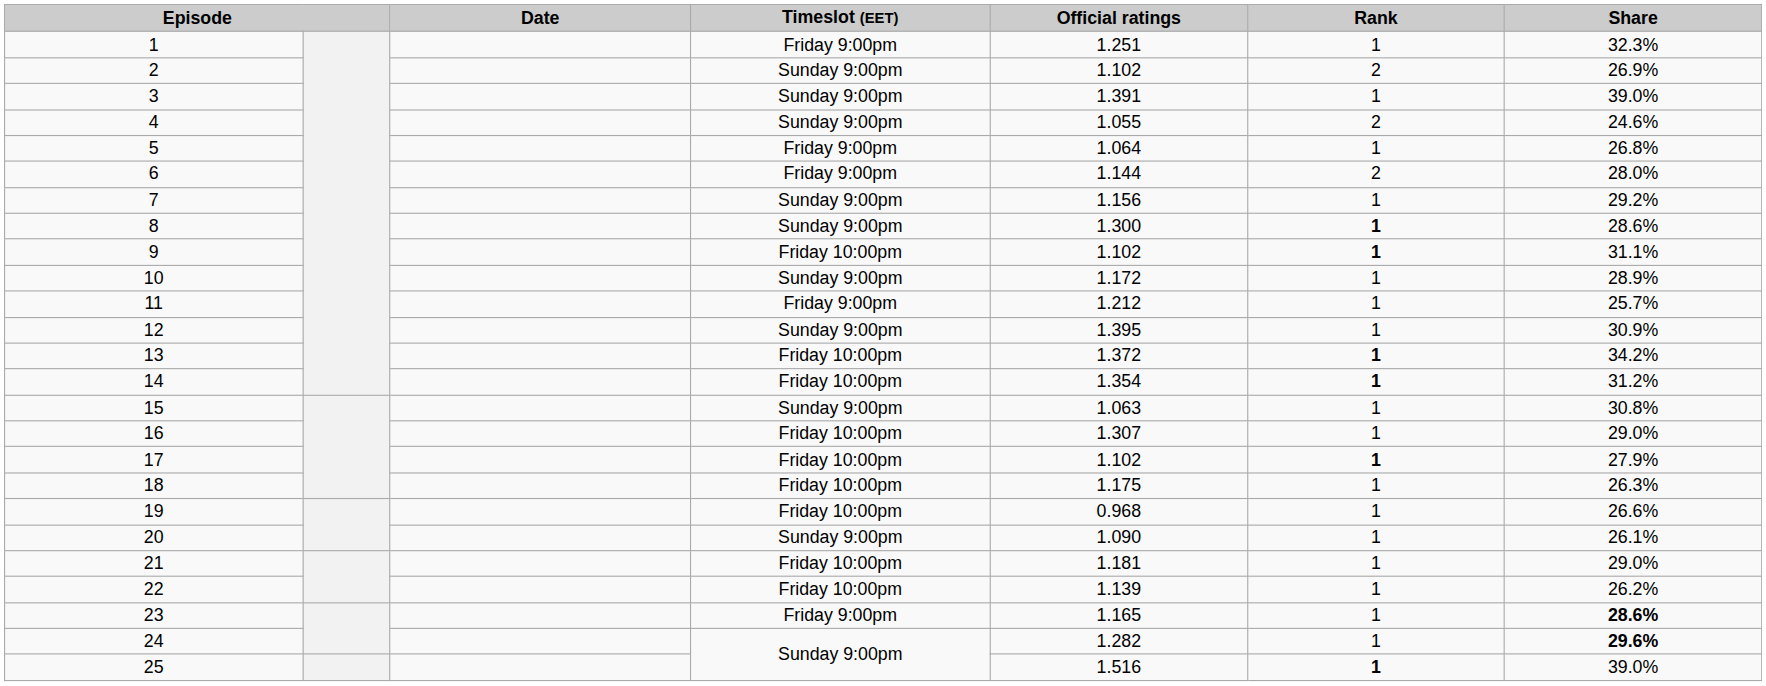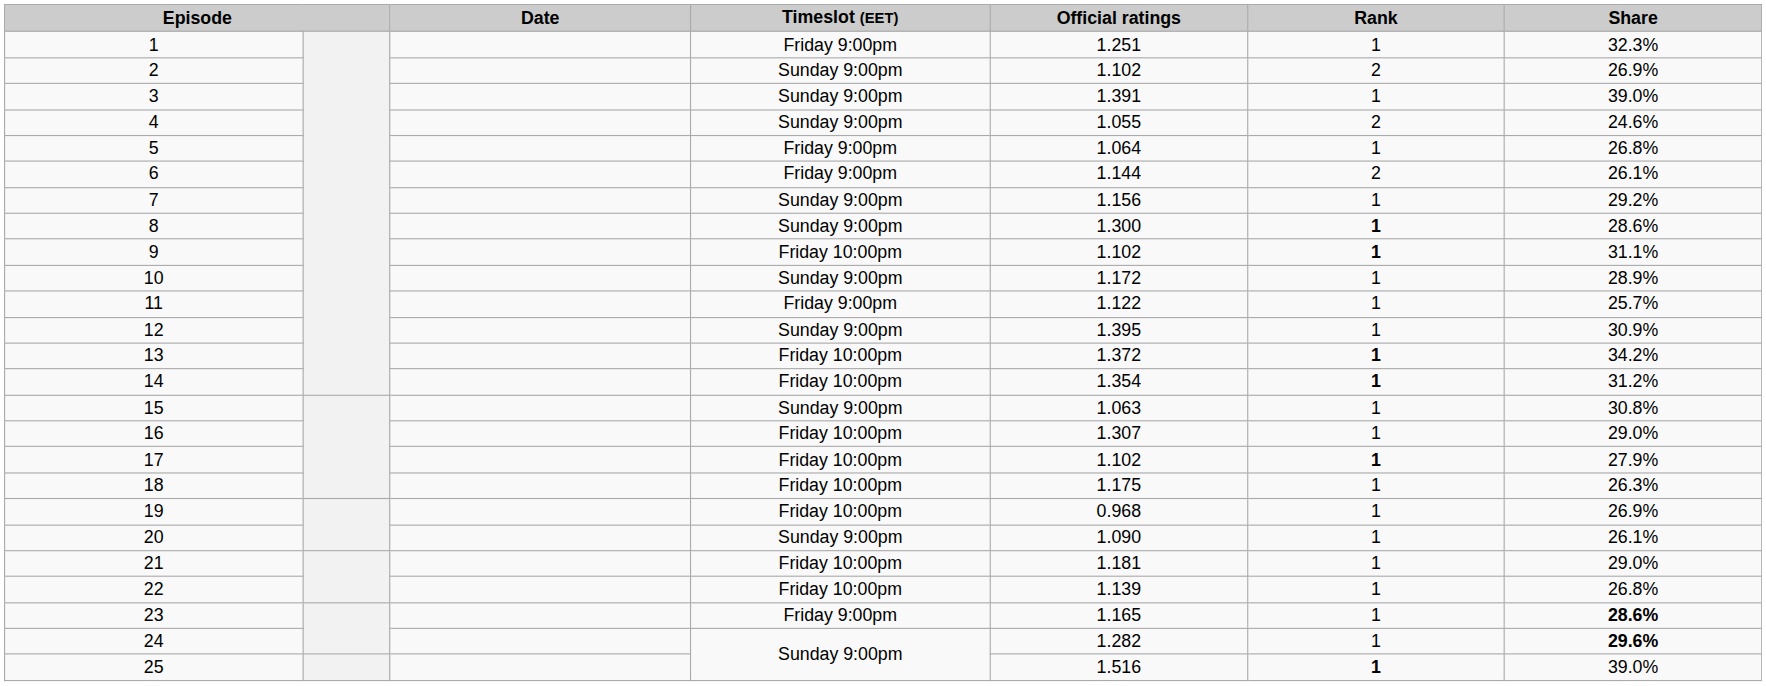(1633, 174) 28.0% -> (1633, 174) 26.1%
(1119, 303) 1.212 -> (1119, 303) 1.122
(1633, 511) 26.6% -> (1633, 511) 26.9%
(1633, 589) 26.2% -> (1633, 589) 26.8%
